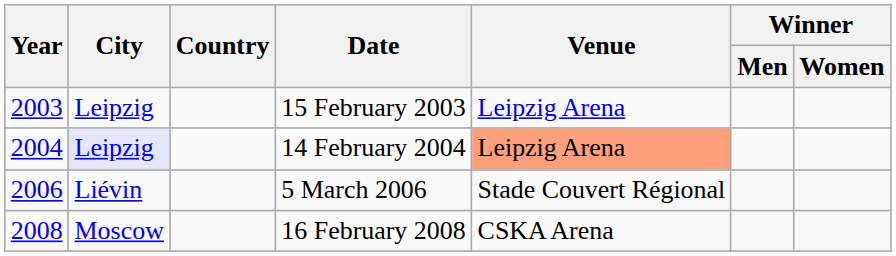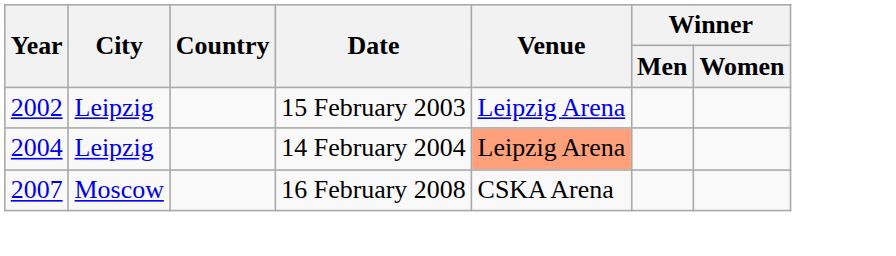(37, 107) 2003 -> (37, 107) 2002
(114, 148) lavender background -> (114, 148) no background
- row: (354, 189)
(37, 230) 2008 -> (37, 189) 2007
